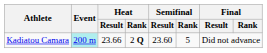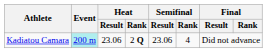(111, 40) 23.66 -> (111, 40) 23.06
(162, 40) 23.60 -> (162, 40) 23.06
(188, 40) 5 -> (188, 40) 4
